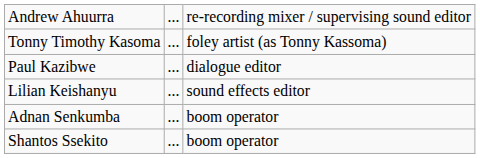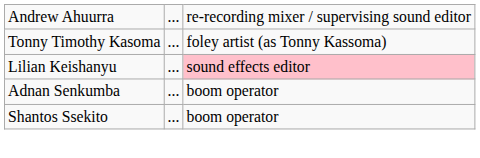- row: (52, 66)
(248, 91) no background -> (248, 66) pink background
